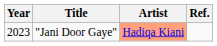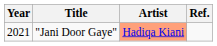(19, 31) 2023 -> (19, 31) 2021
